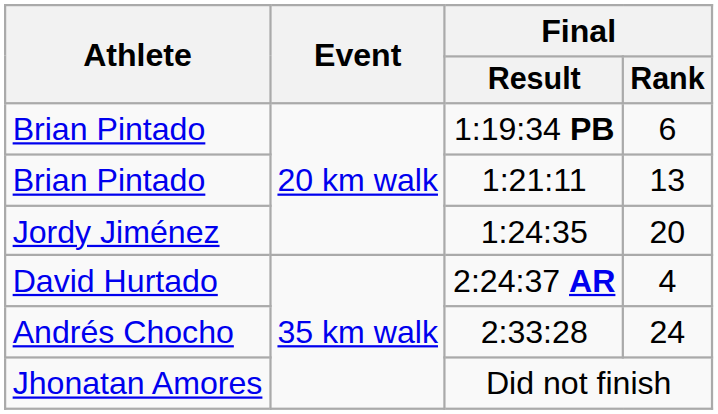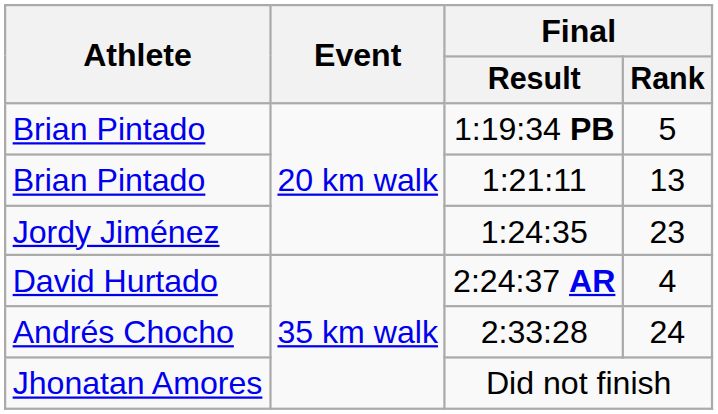(667, 129) 6 -> (667, 129) 5
(667, 231) 20 -> (667, 231) 23
